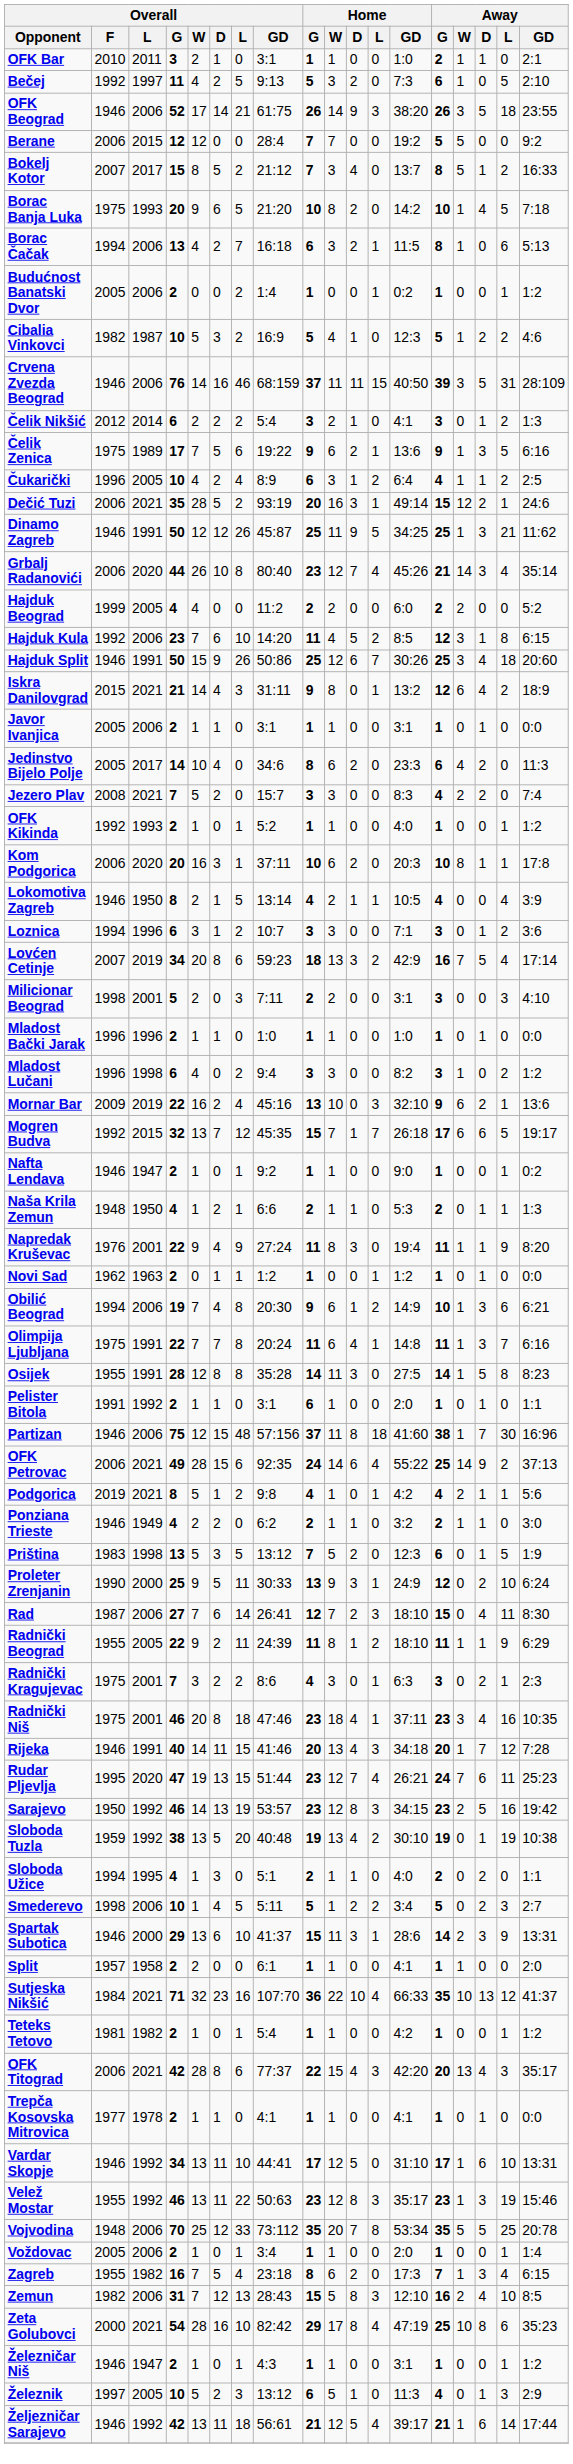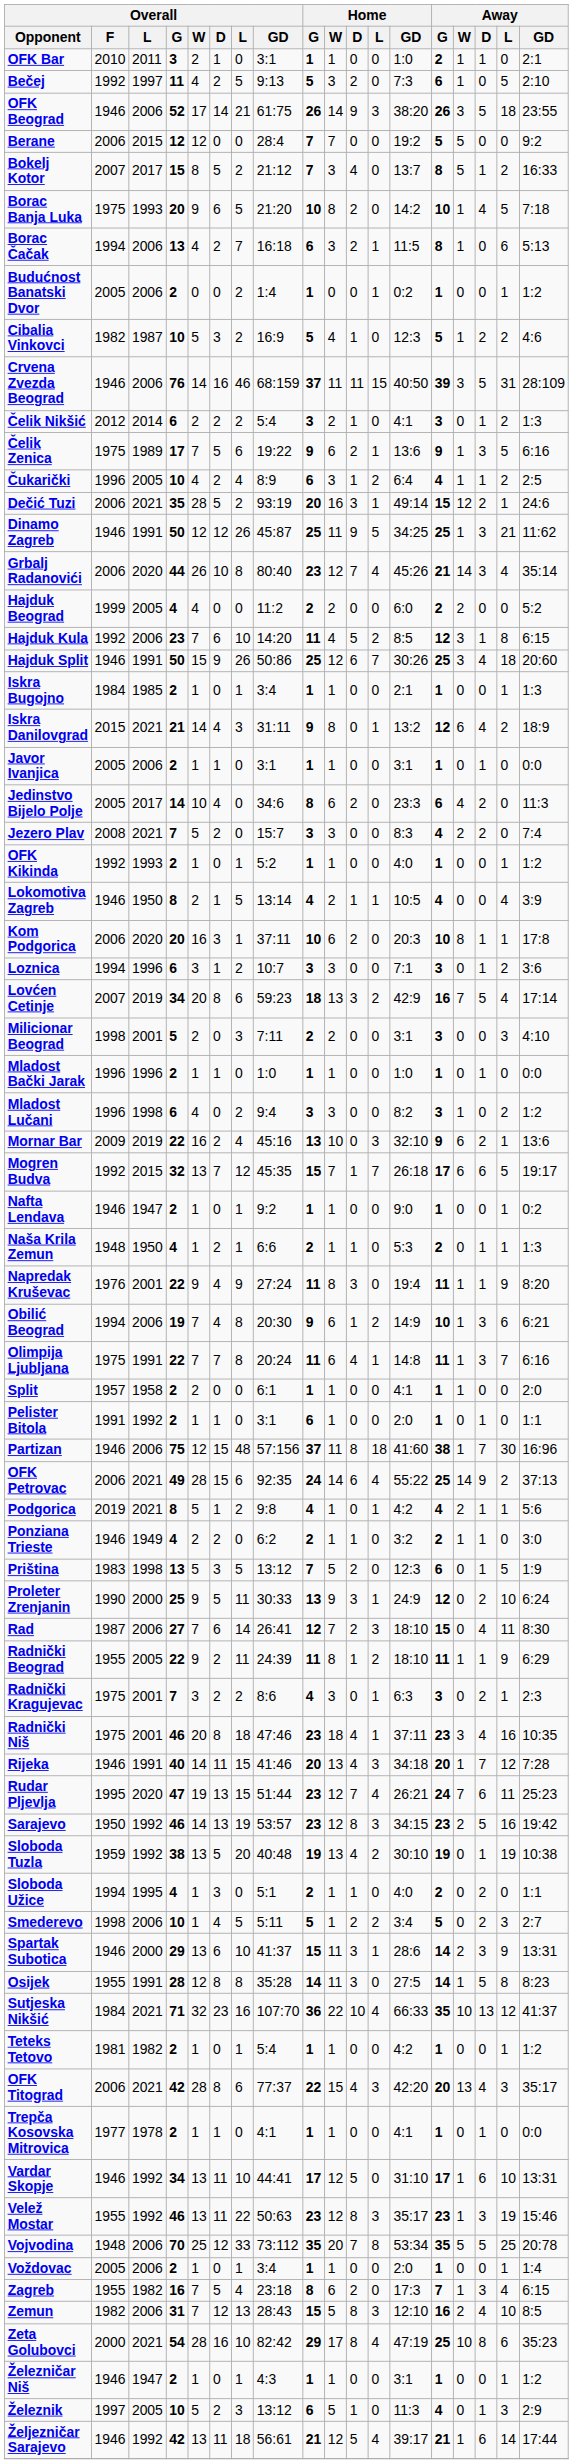+ row: (36, 690)
rows swapped: (42, 863) <-> (47, 901)
- row: (37, 1277)
rows swapped: (29, 1374) <-> (23, 1966)
